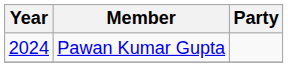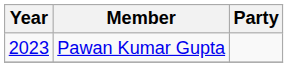(29, 47) 2024 -> (29, 47) 2023
